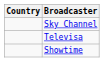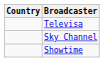rows swapped: (71, 24) <-> (63, 37)
